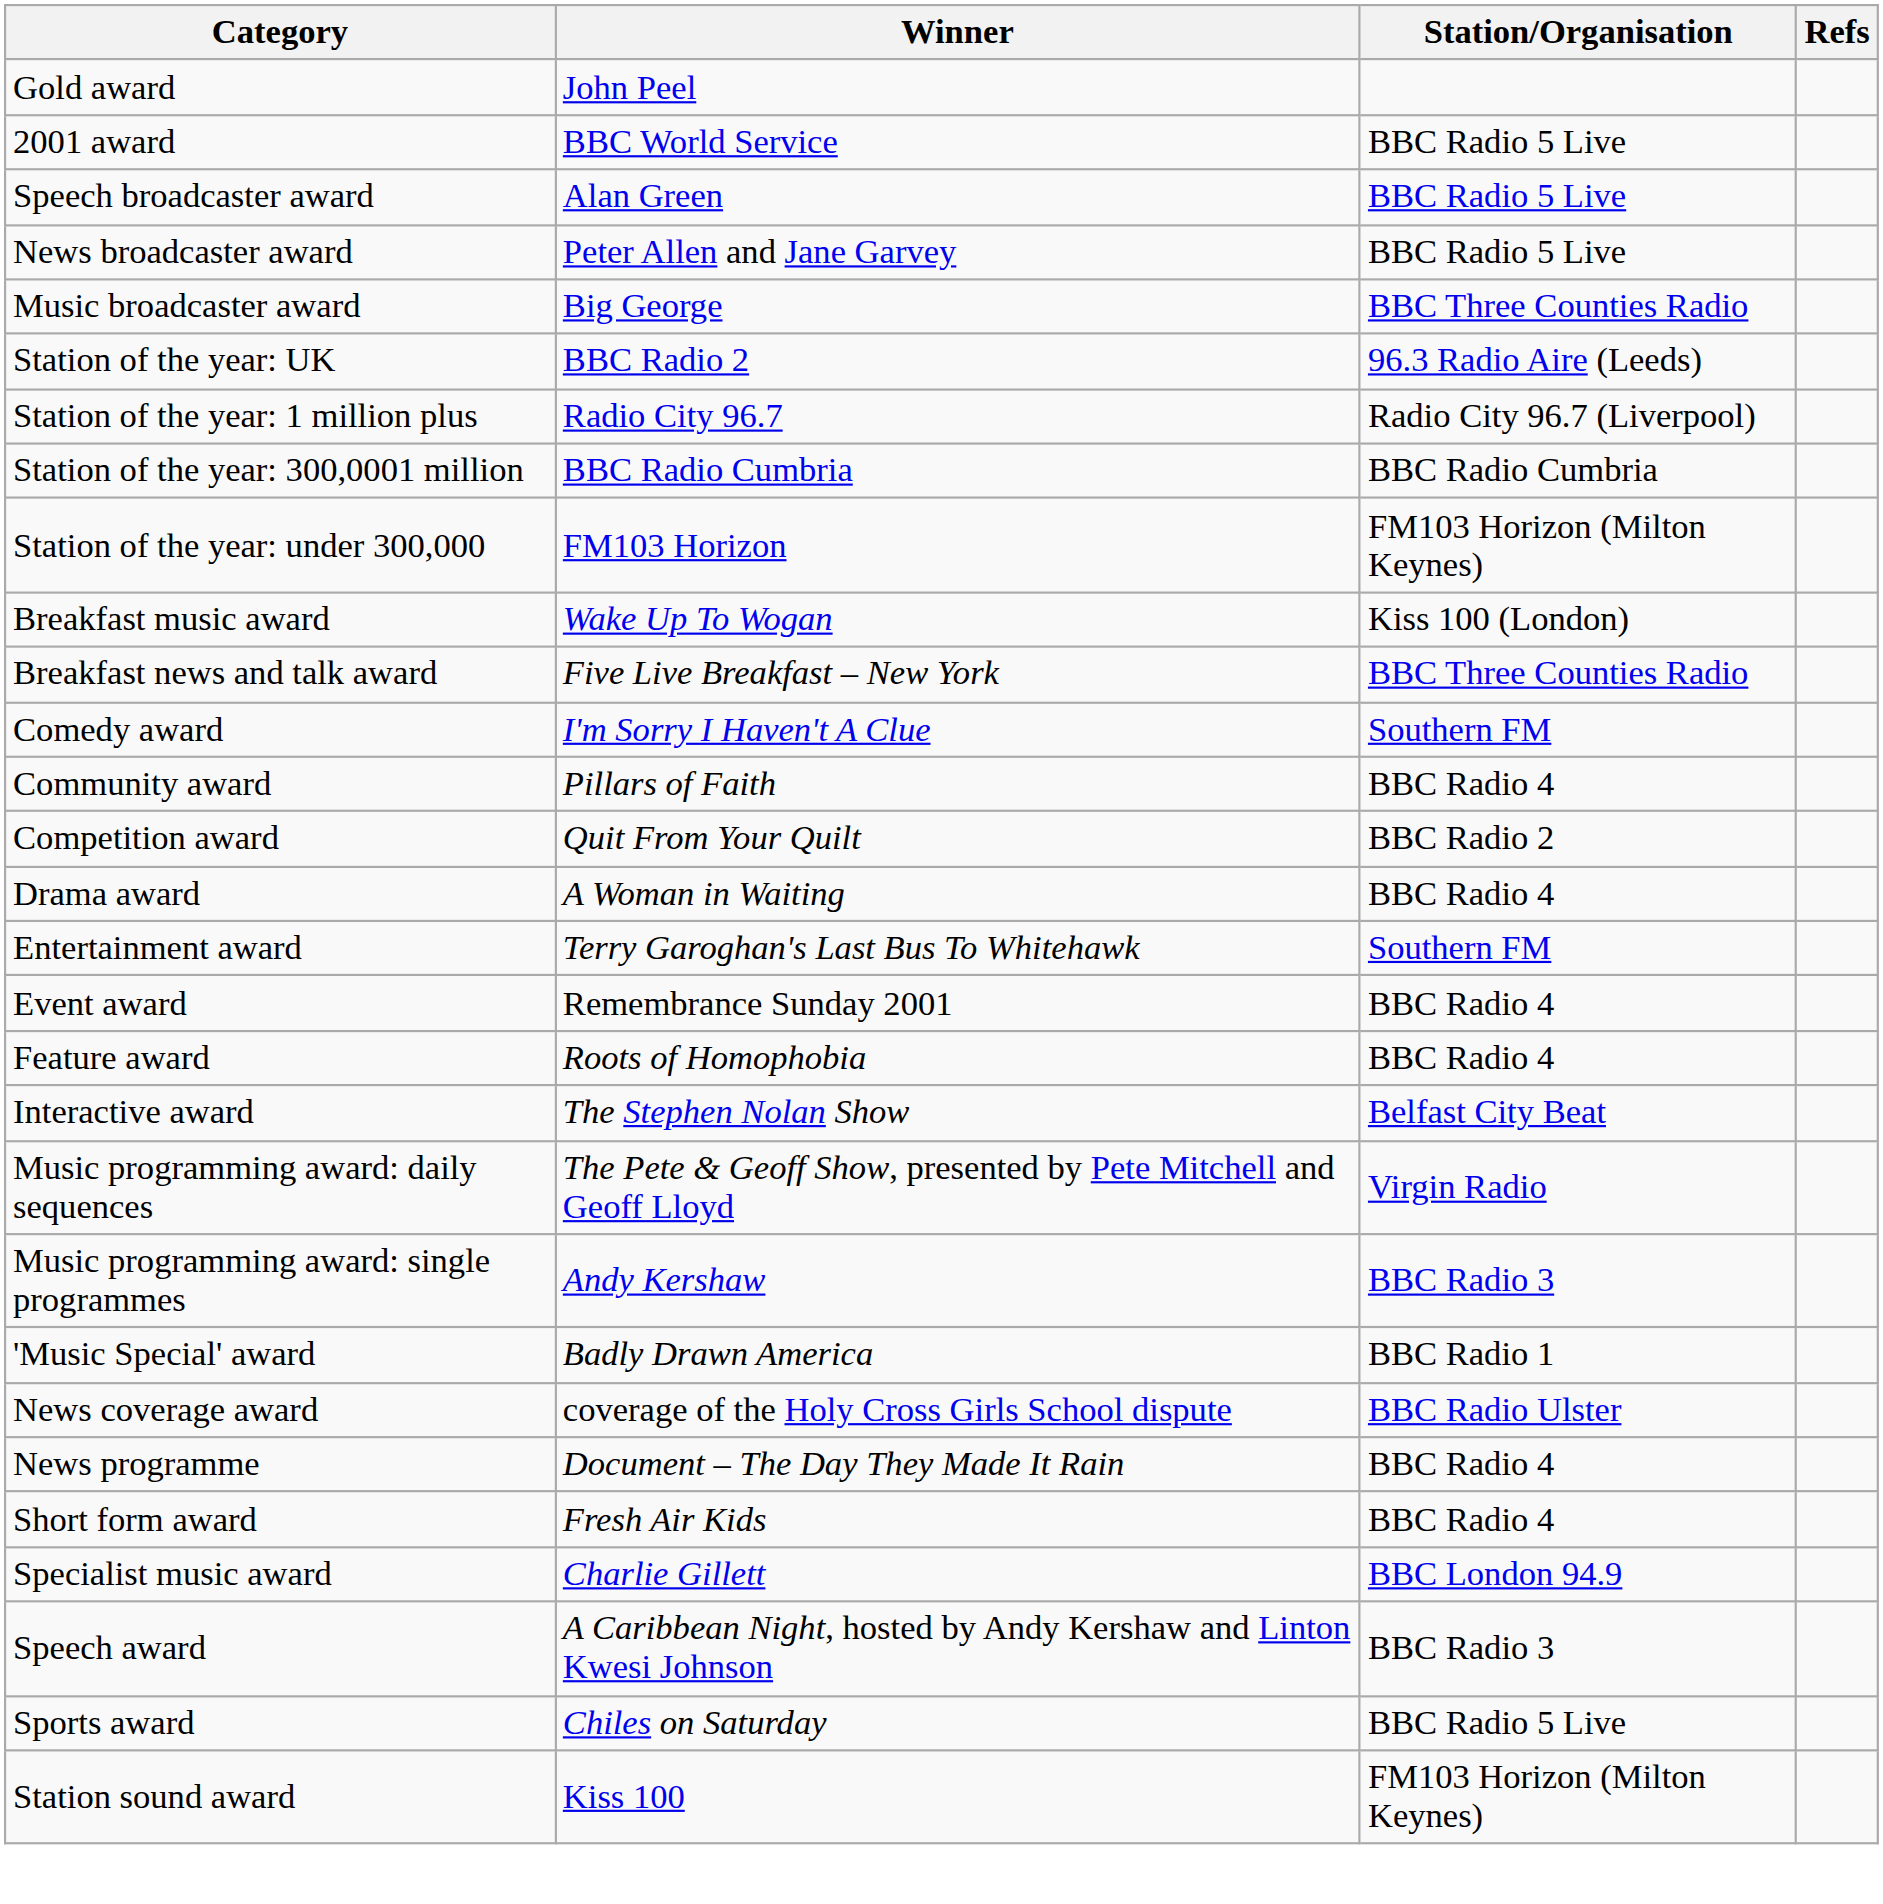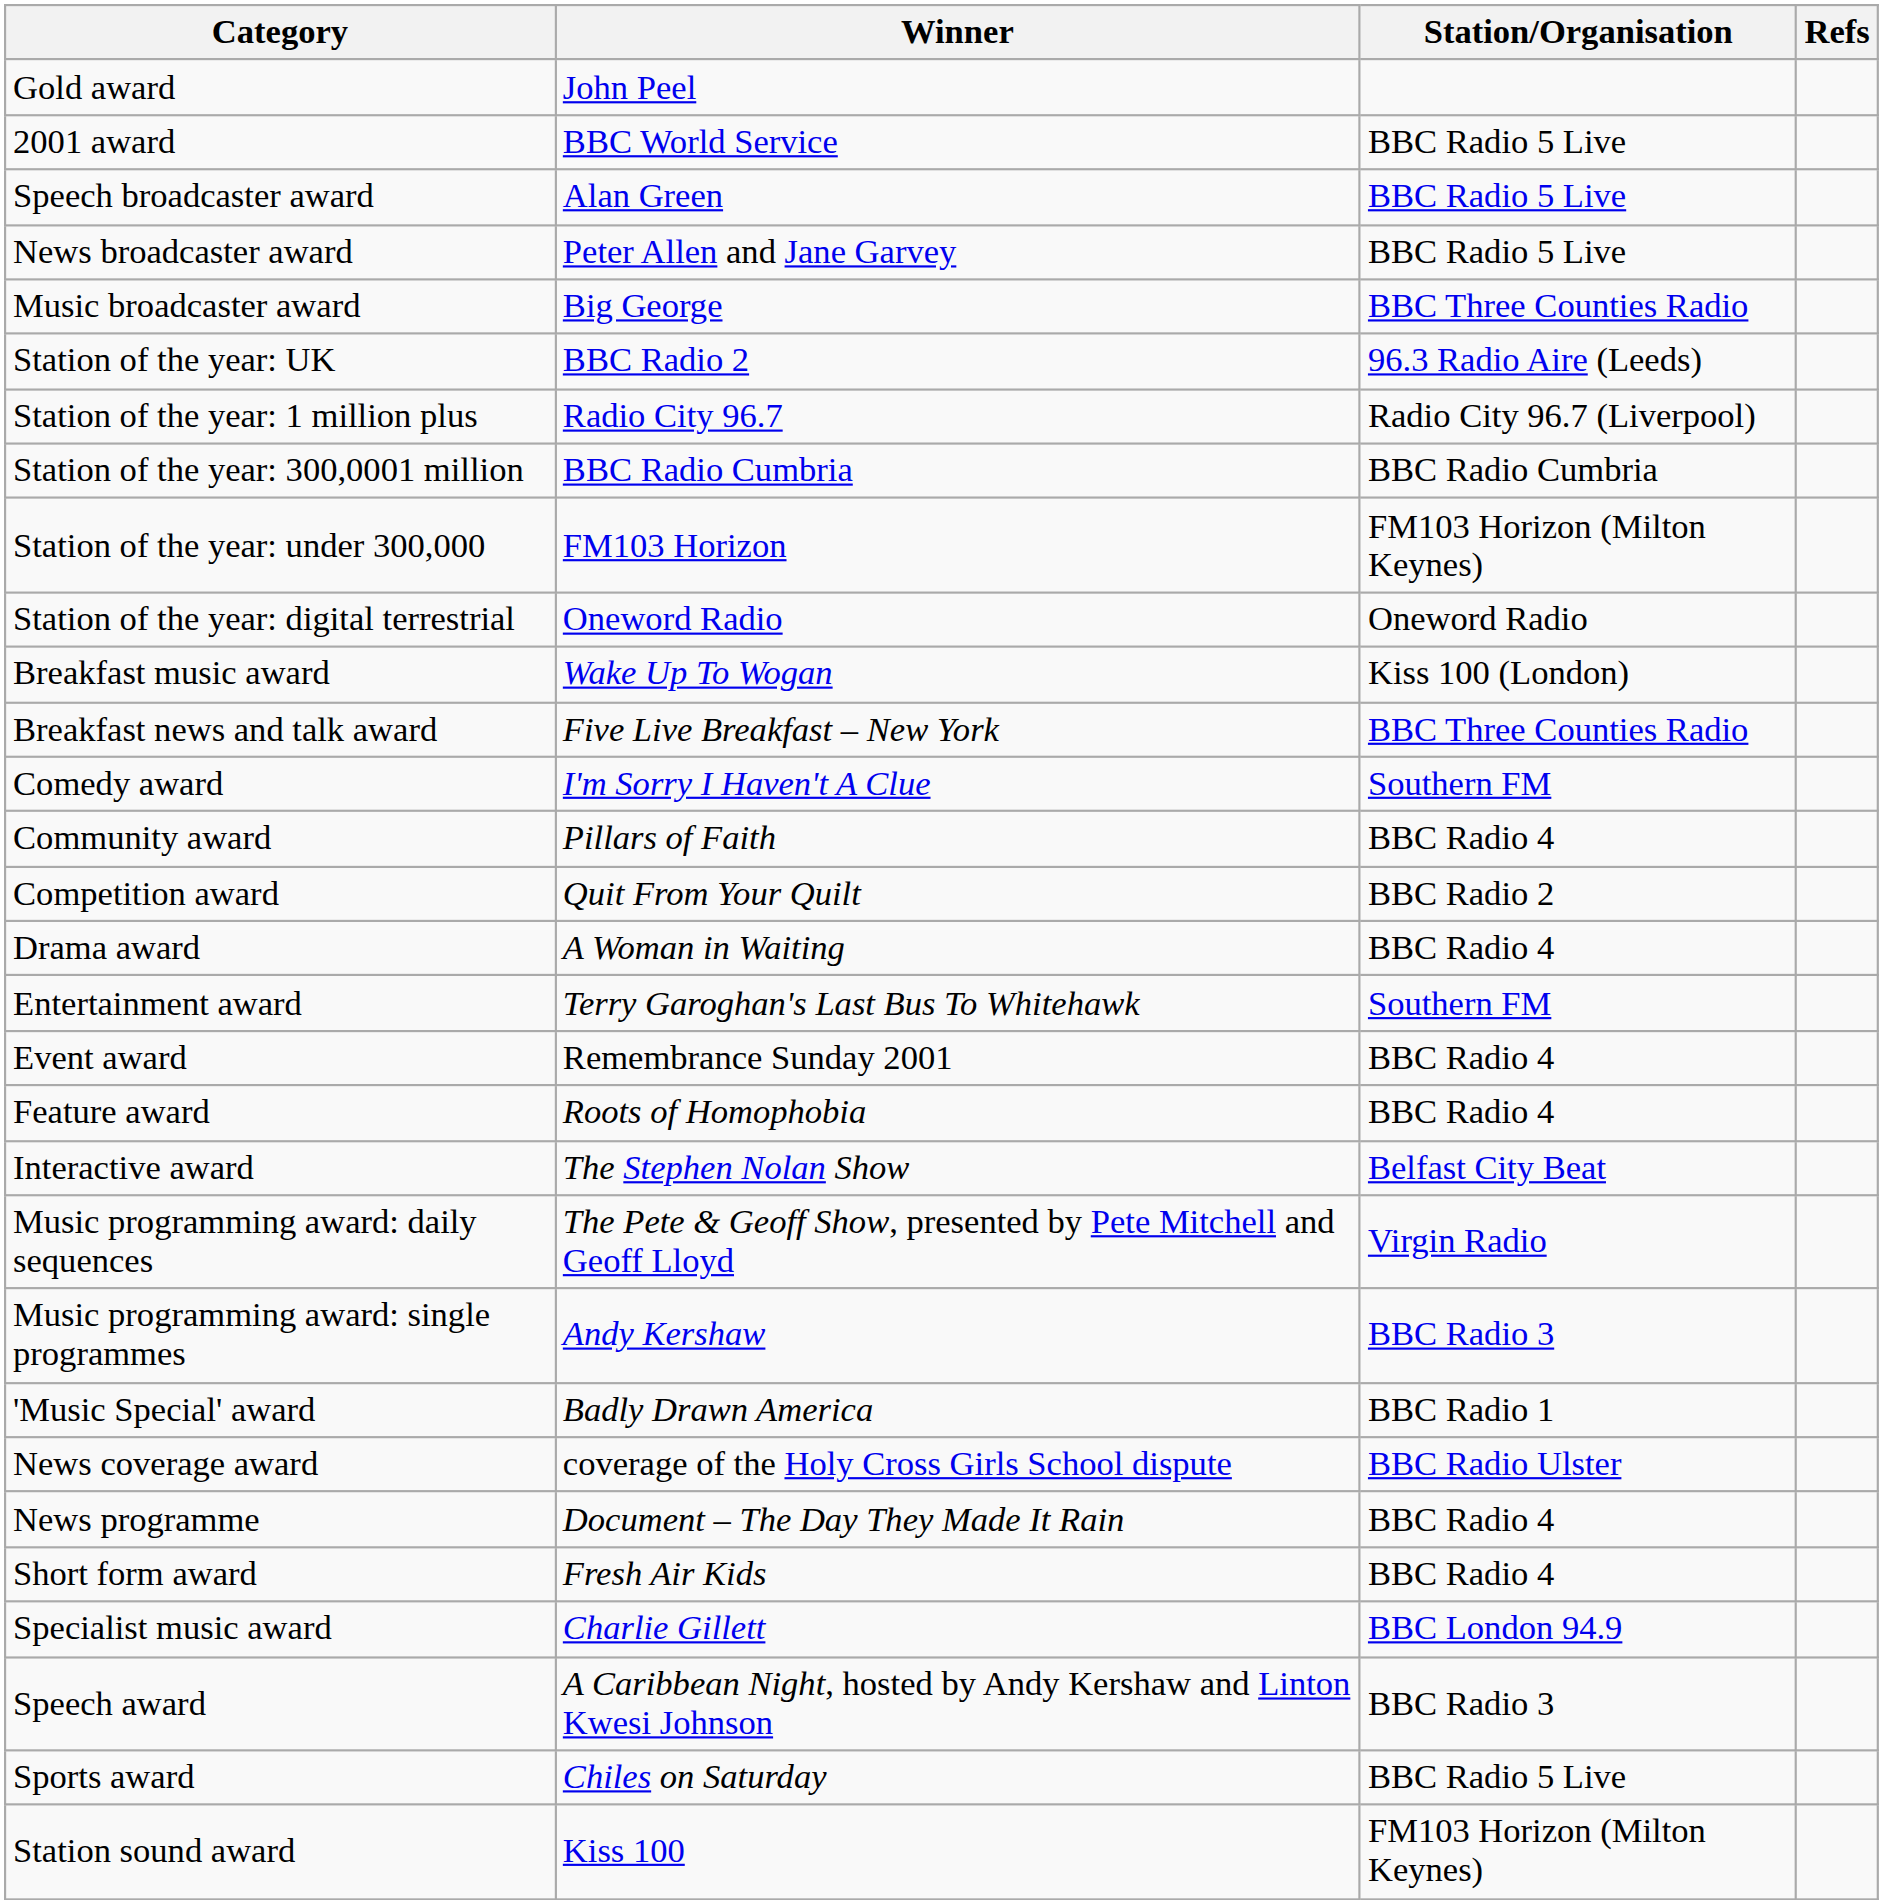+ row: (264, 618)
